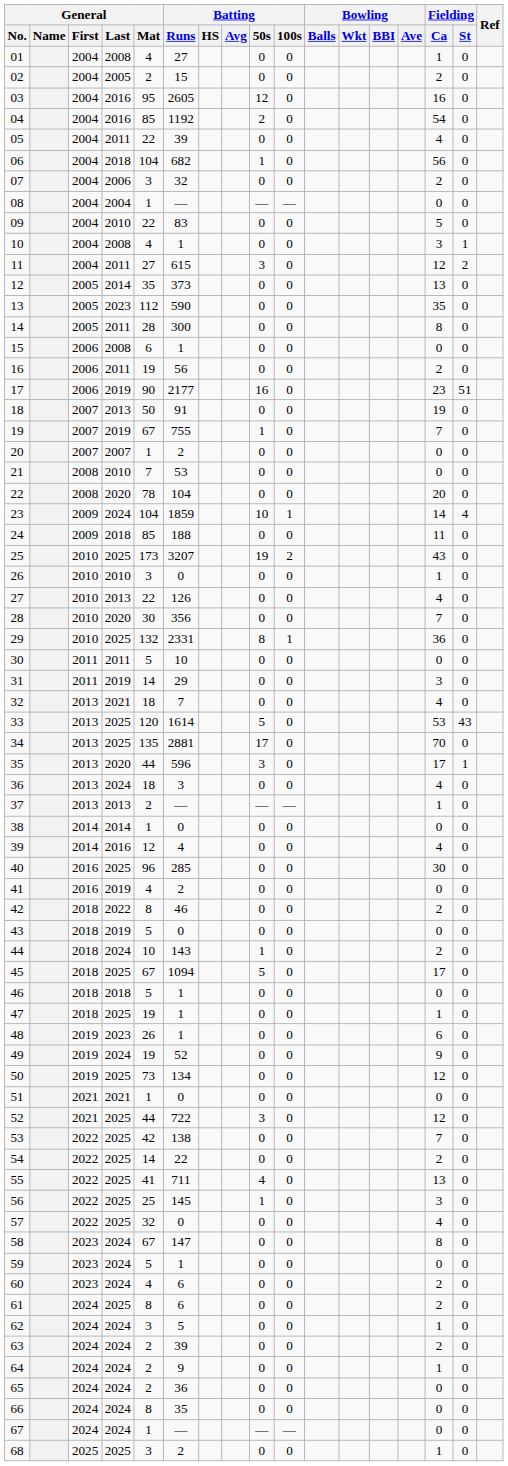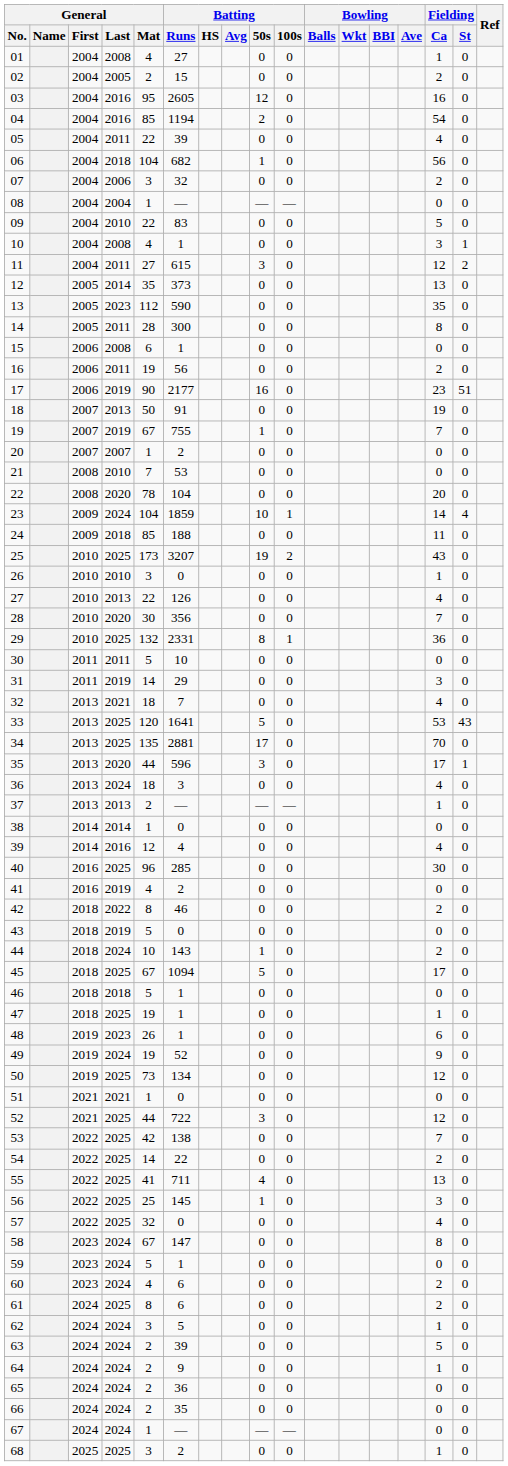(181, 118) 1192 -> (181, 118) 1194
(181, 722) 1614 -> (181, 722) 1641
(439, 1346) 2 -> (439, 1346) 5
(149, 1409) 8 -> (149, 1409) 2
